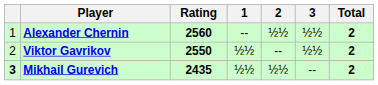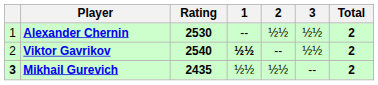(199, 32) 2560 -> (199, 32) 2530
(199, 51) 2550 -> (199, 51) 2540
(244, 51) normal -> (244, 51) bold
